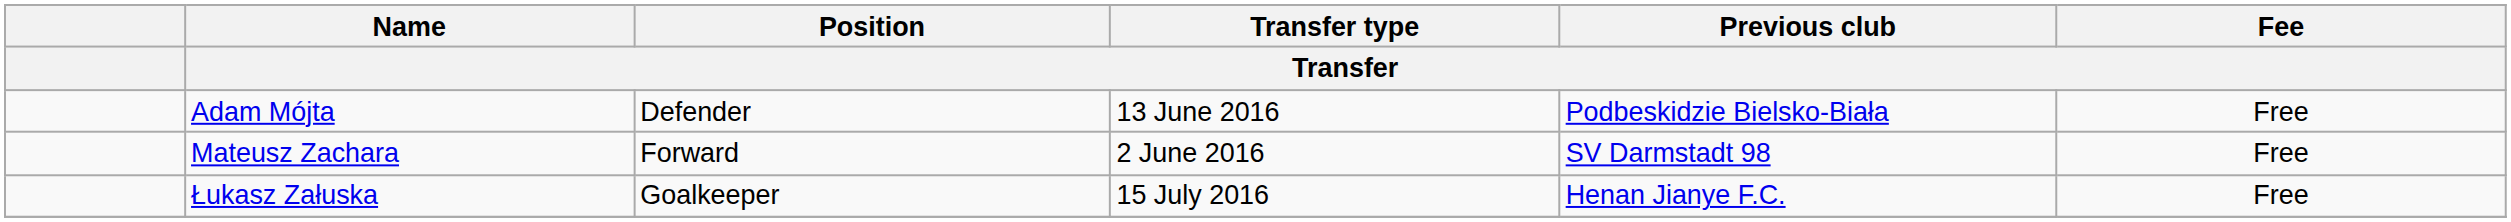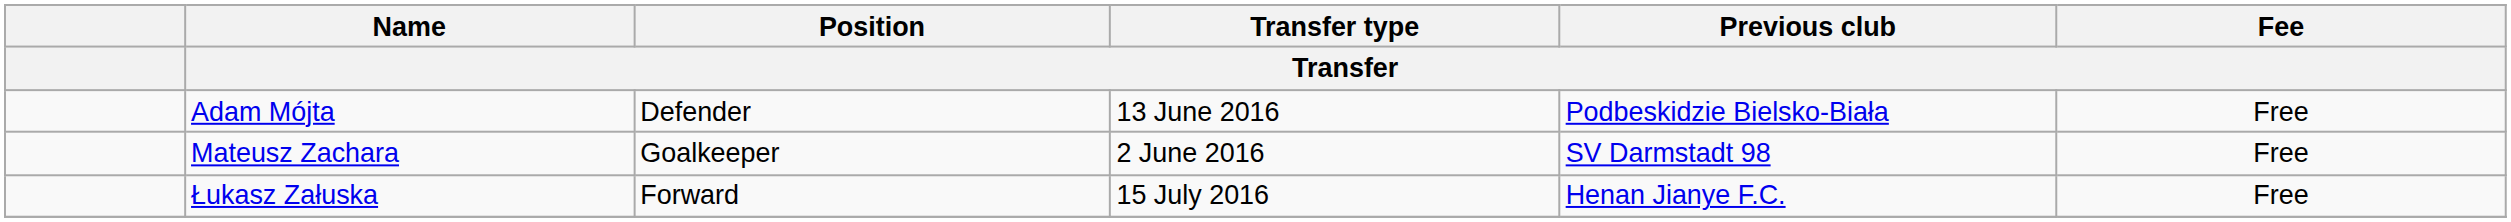(690, 153) Forward -> (710, 153) Goalkeeper
(710, 196) Goalkeeper -> (690, 196) Forward
